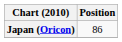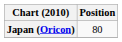(97, 29) 86 -> (97, 29) 80
